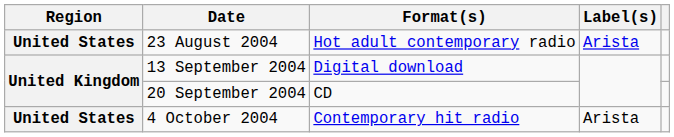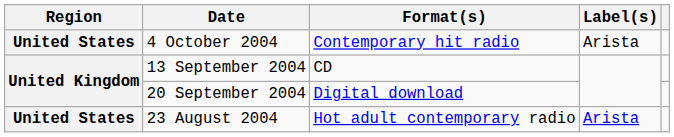rows swapped: (212, 43) <-> (212, 119)
(388, 68) Digital download -> (323, 68) CD
(323, 94) CD -> (388, 94) Digital download
